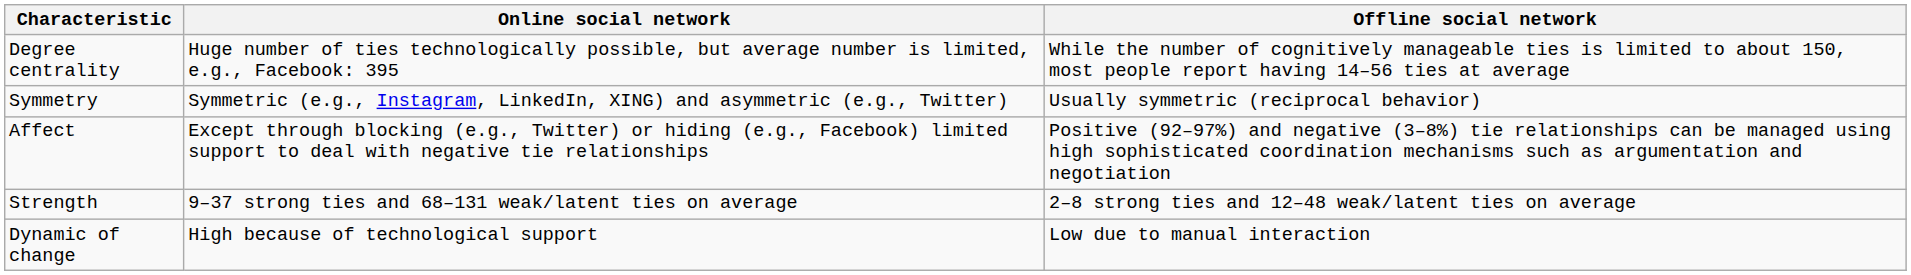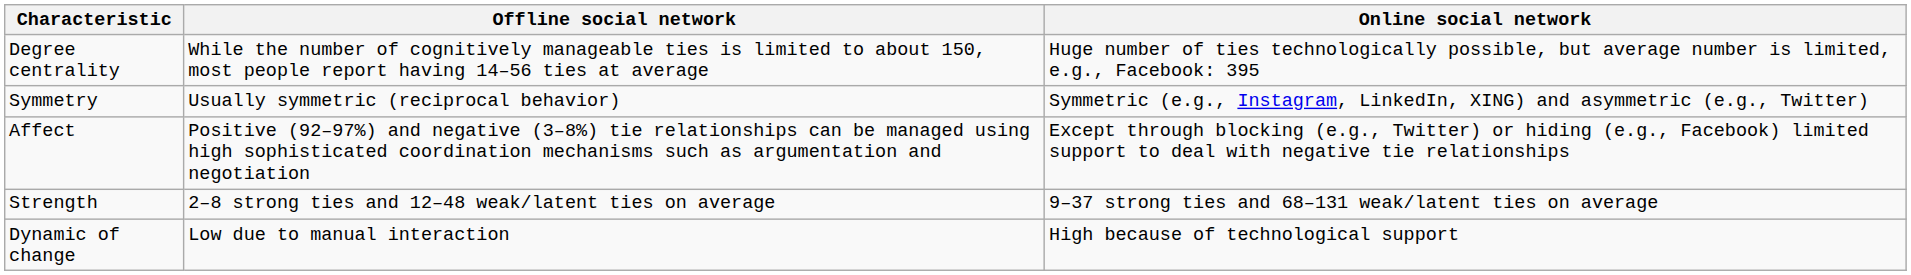columns swapped: (1475, 20) <-> (614, 20)
